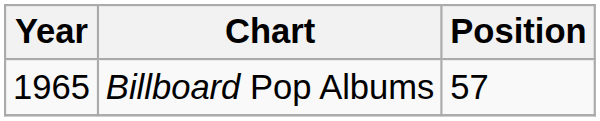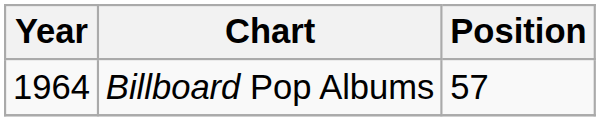(51, 86) 1965 -> (51, 86) 1964
